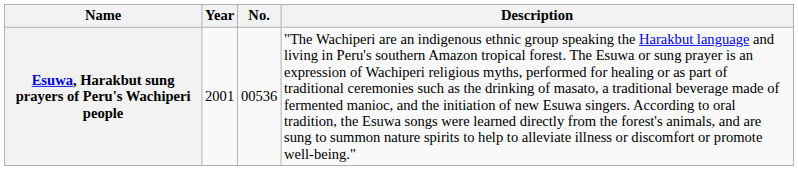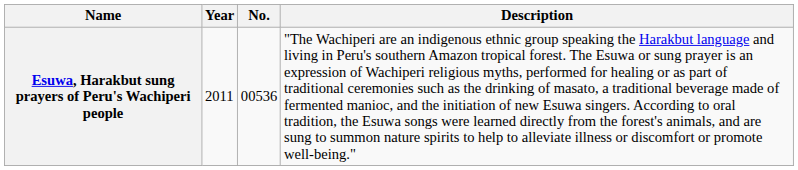(220, 96) 2001 -> (219, 96) 2011
